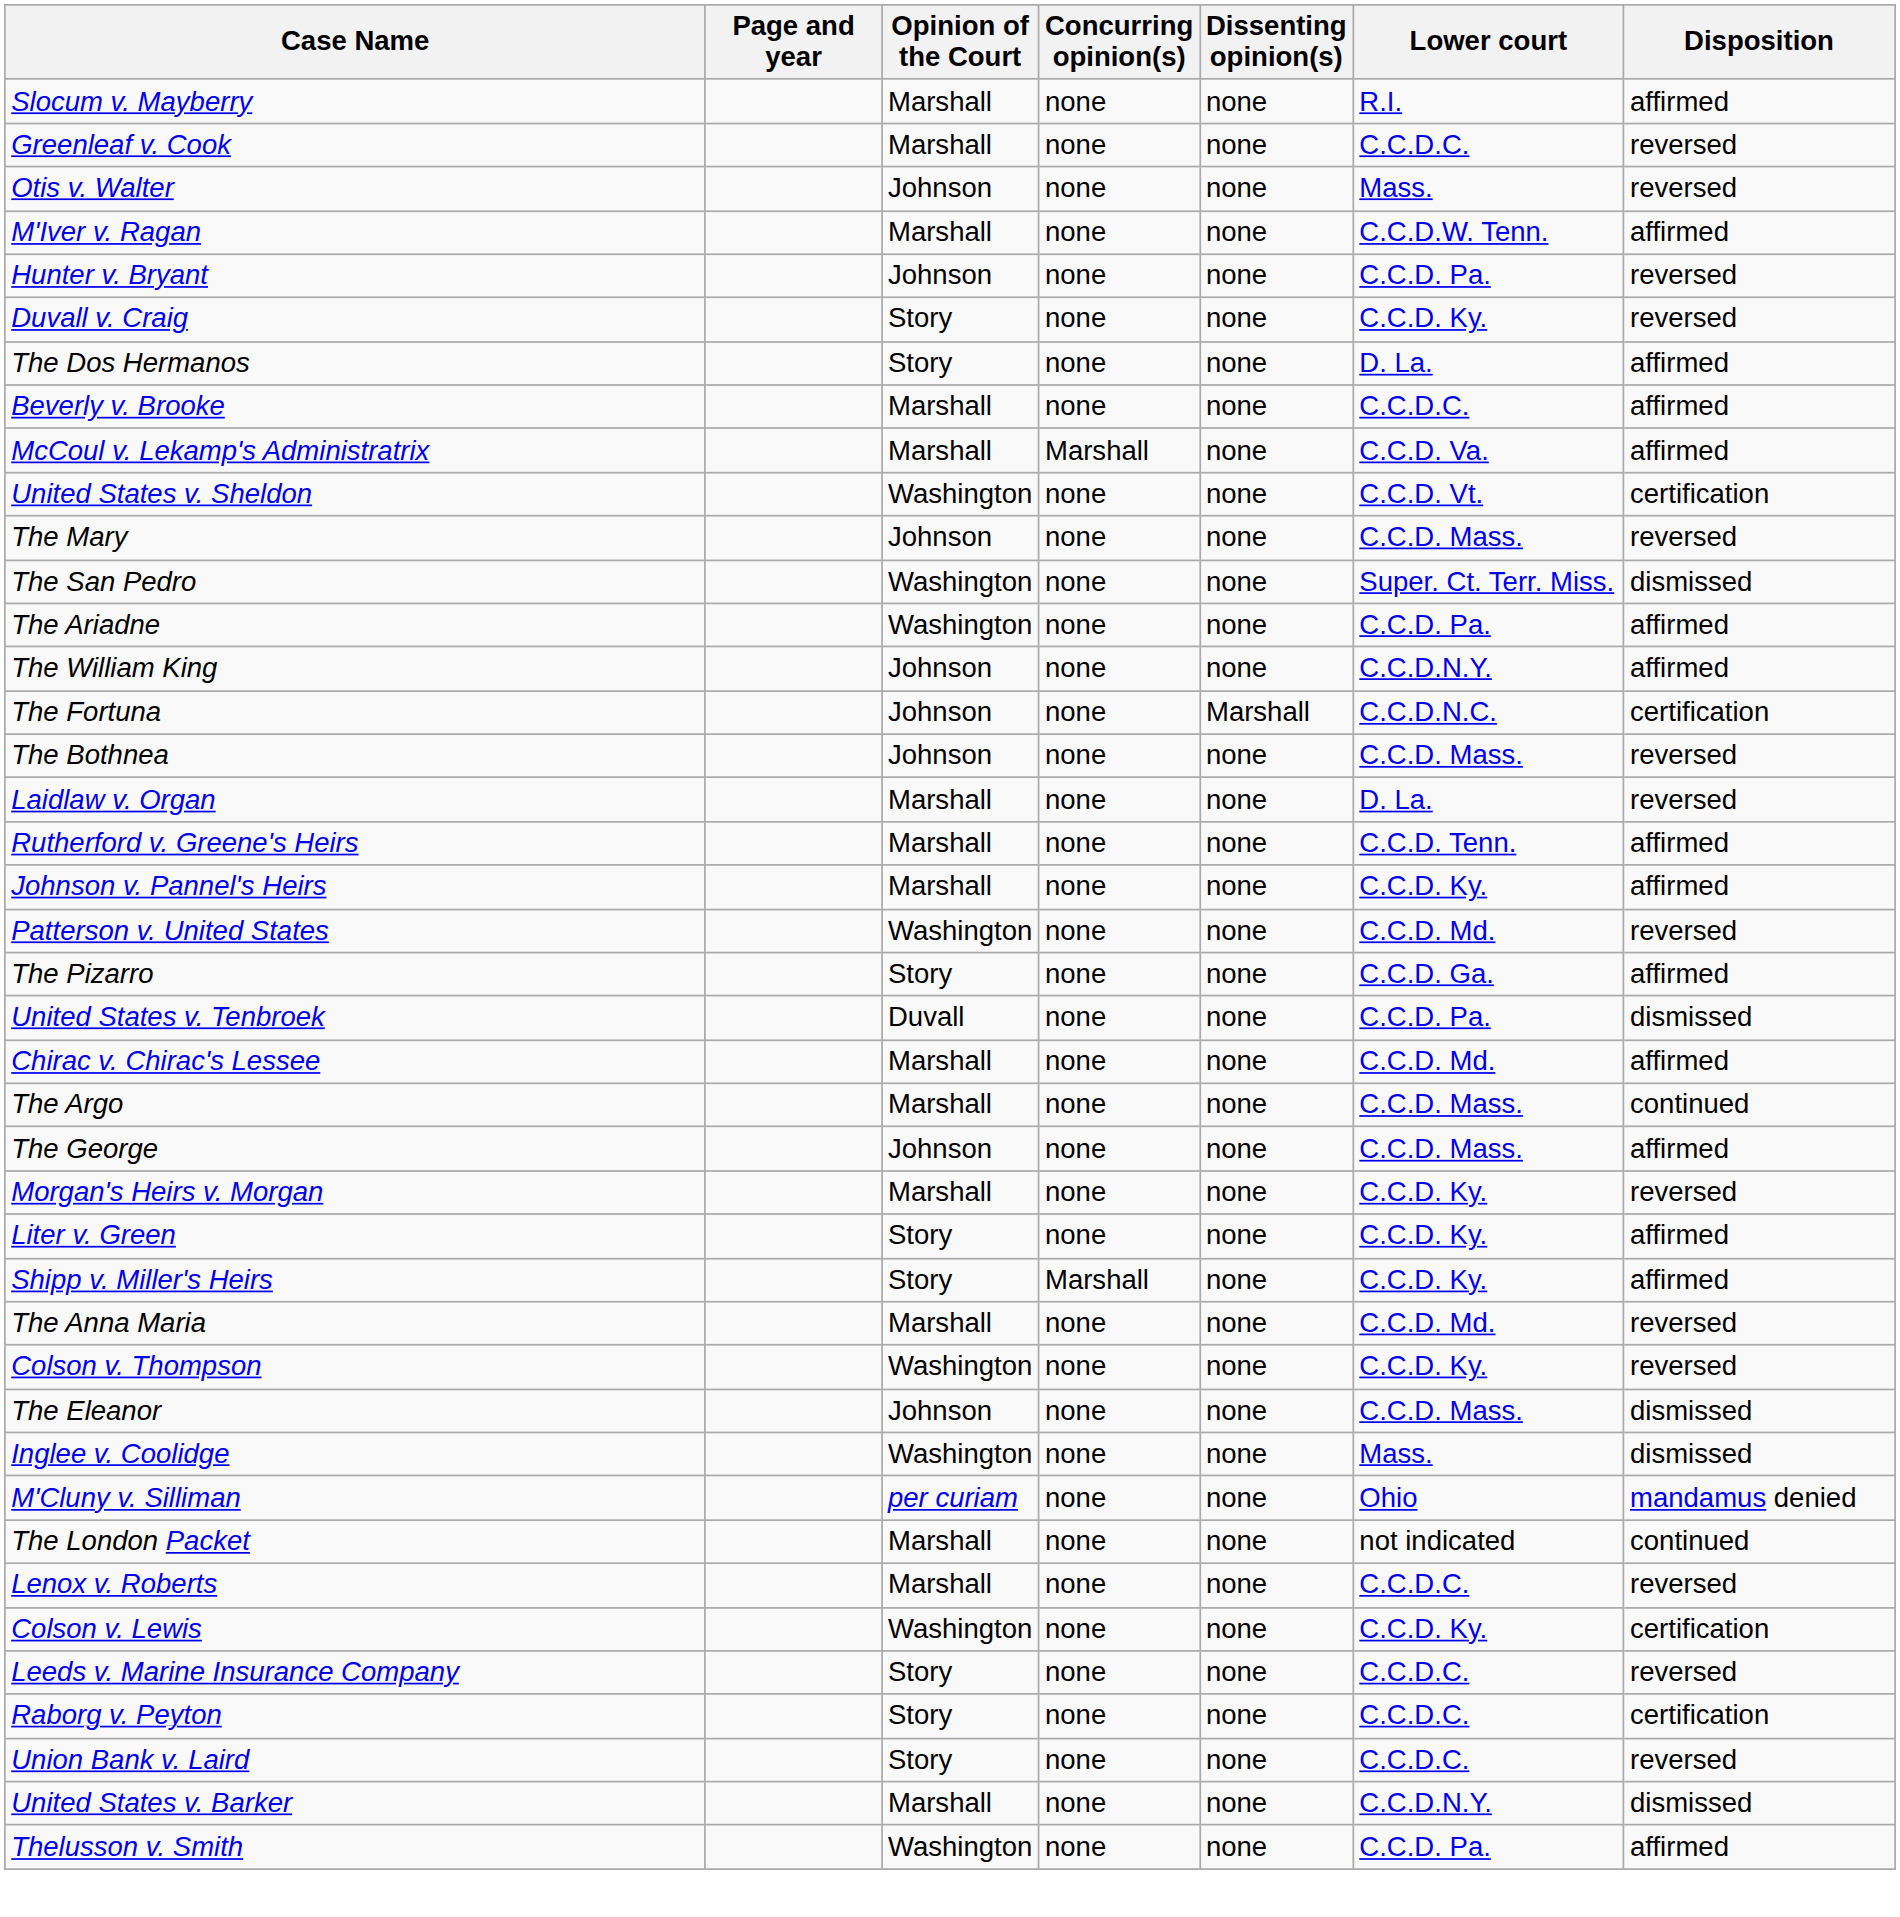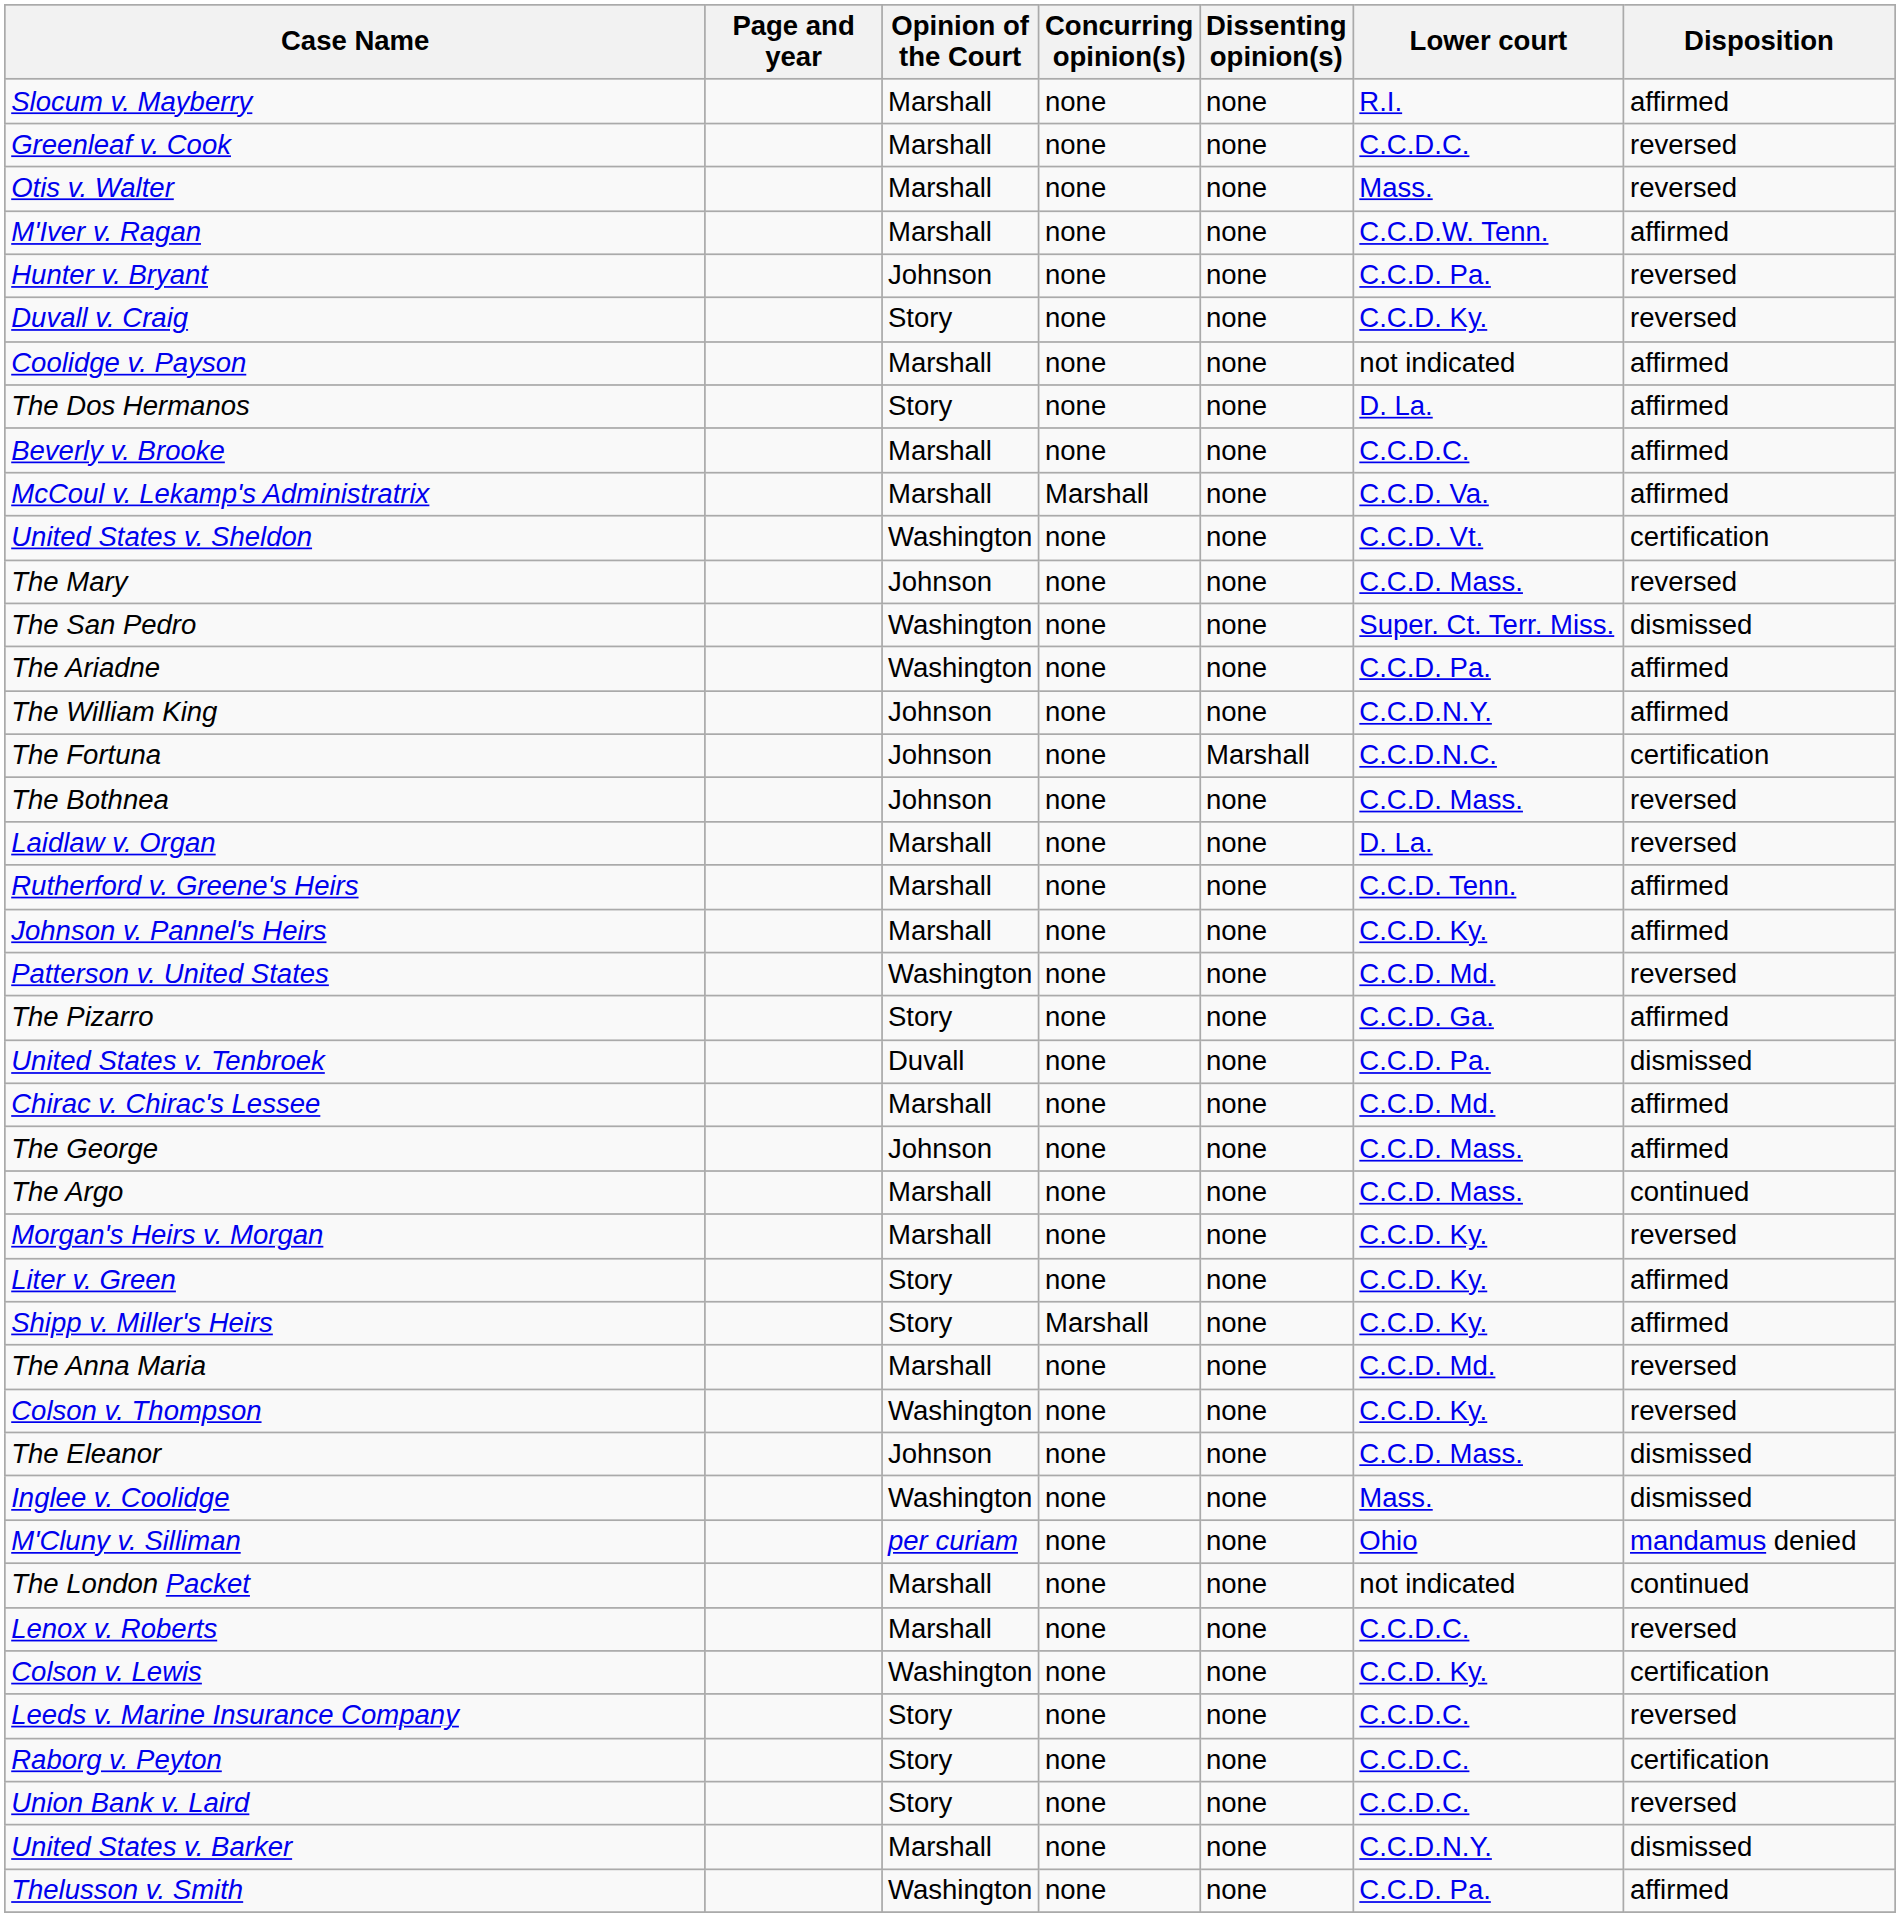(940, 188) Johnson -> (940, 188) Marshall
+ row: (129, 362)
rows swapped: (85, 1148) <-> (67, 1104)
